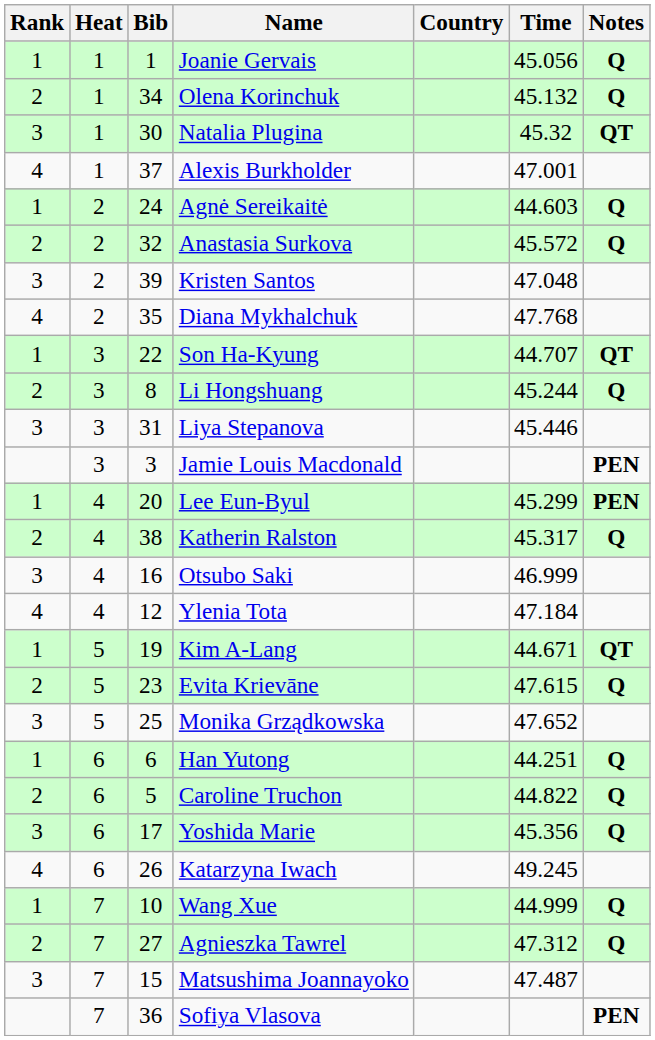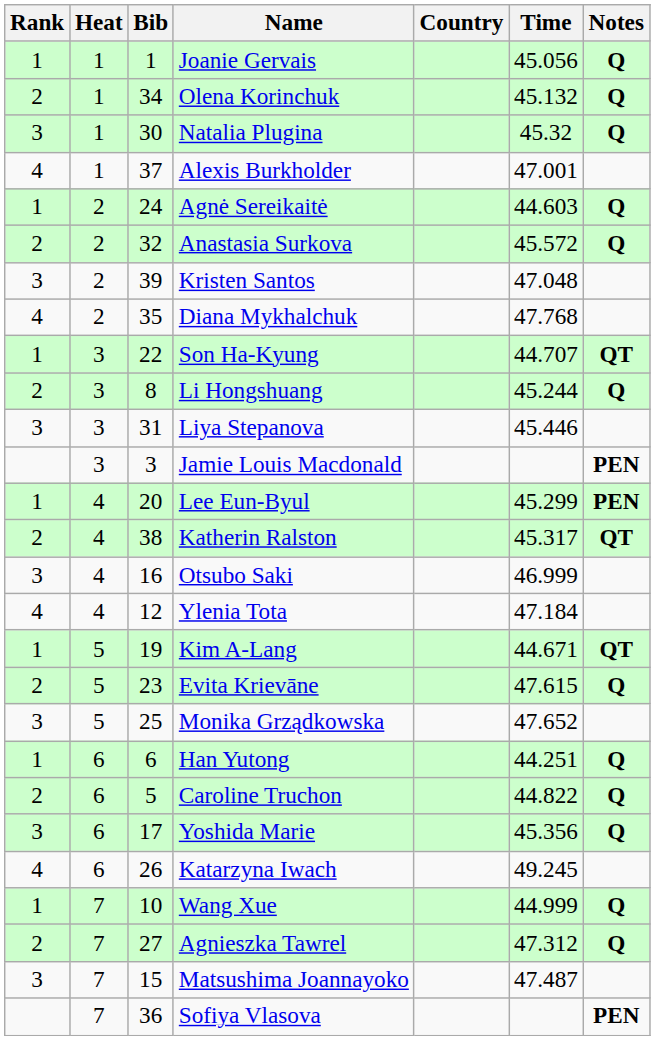(616, 133) QT -> (616, 133) Q
(616, 538) Q -> (616, 538) QT
